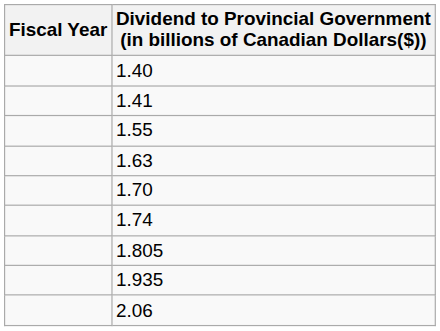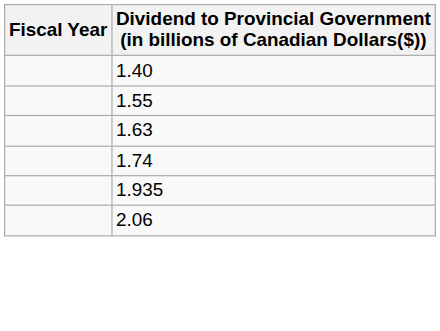- row: (134, 100)
- row: (134, 190)
- row: (140, 250)
